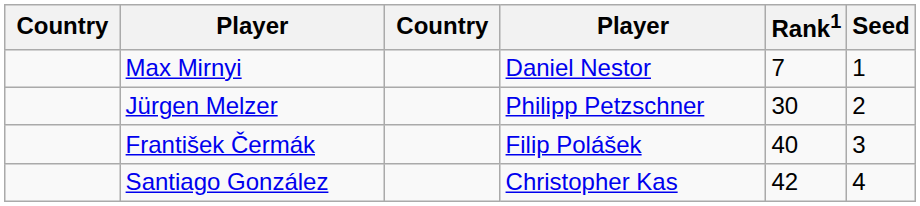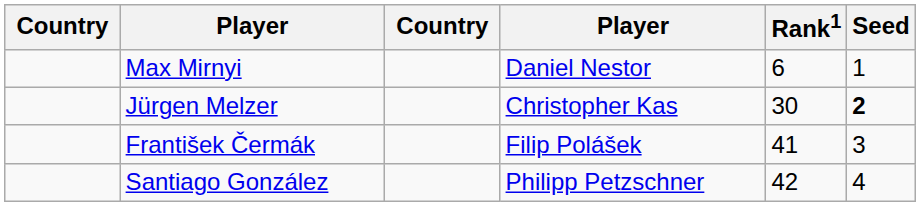(778, 68) 7 -> (778, 68) 6
(605, 106) Philipp Petzschner -> (592, 106) Christopher Kas
(859, 106) normal -> (859, 106) bold
(785, 144) 40 -> (785, 144) 41
(592, 182) Christopher Kas -> (605, 182) Philipp Petzschner
